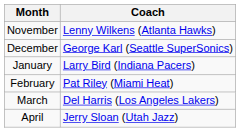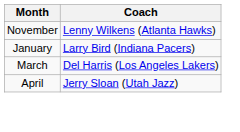- row: (32, 48)
- row: (32, 83)
